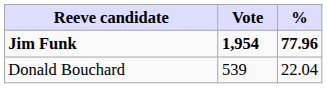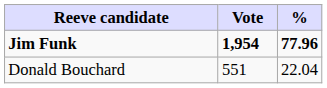(234, 69) 539 -> (234, 69) 551
